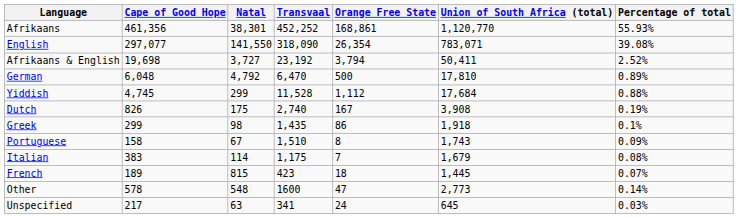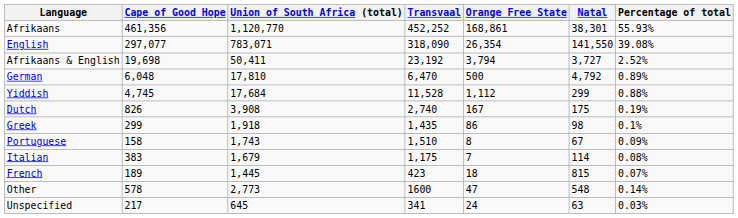columns swapped: (251, 12) <-> (527, 12)
